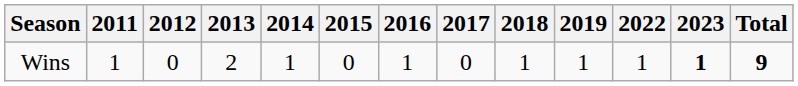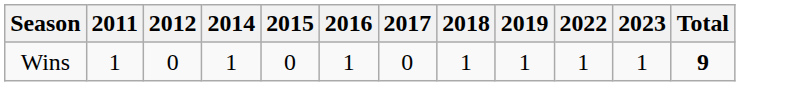- column: (231, 23)
(701, 61) bold -> (642, 61) normal
